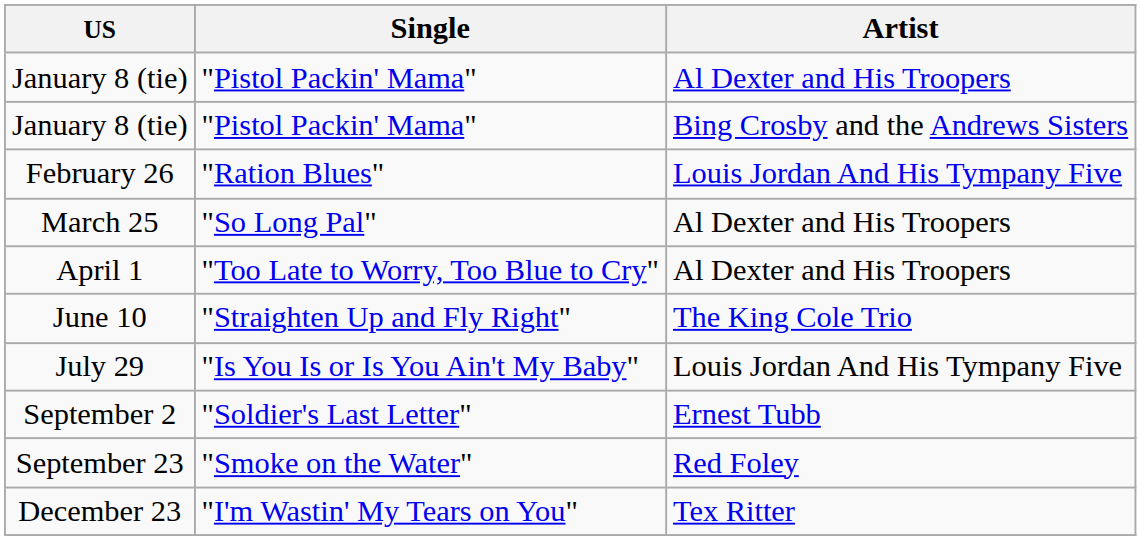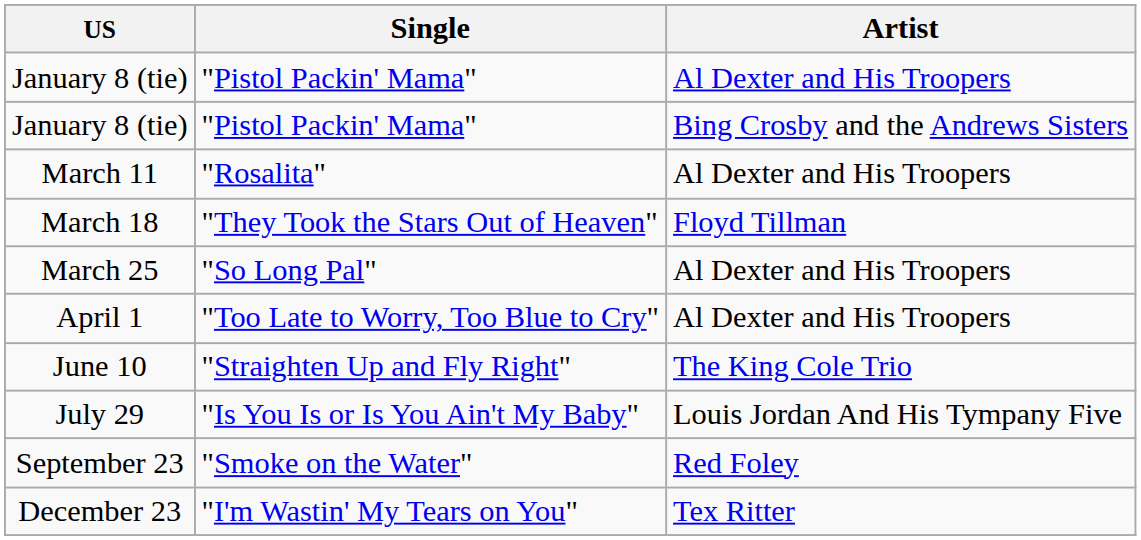- row: (100, 173)
+ row: (100, 173)
+ row: (100, 221)
- row: (100, 414)
